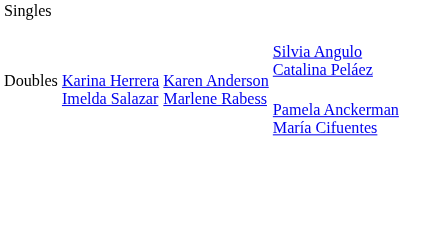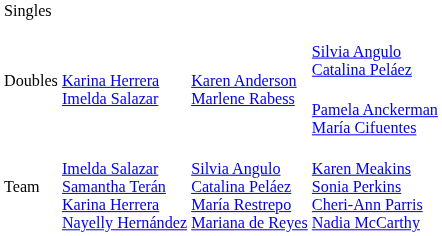+ row: (22, 186)
